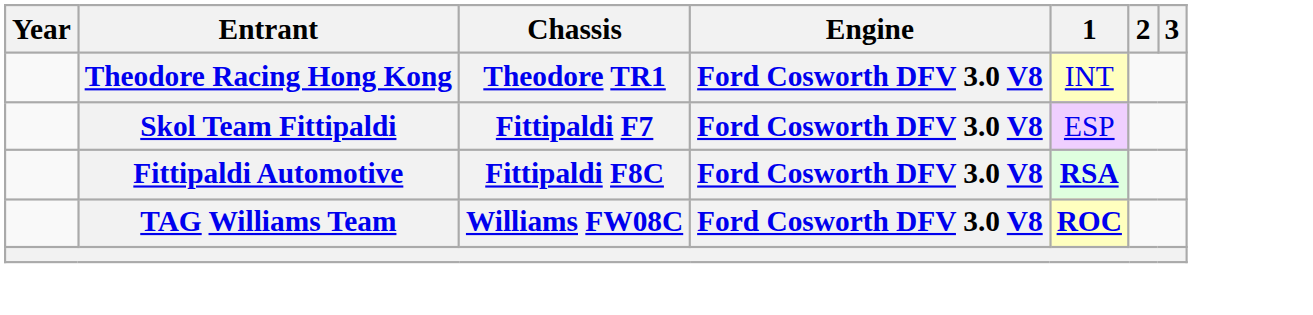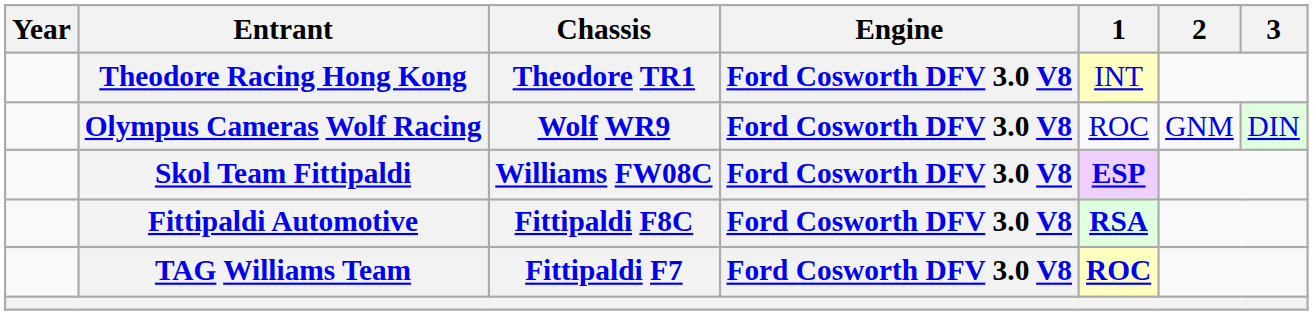+ row: (283, 125)
(575, 125) Fittipaldi F7 -> (604, 173) Williams FW08C
(1089, 125) normal -> (1119, 173) bold
(575, 222) Williams FW08C -> (604, 270) Fittipaldi F7
